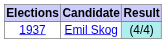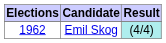(33, 30) 1937 -> (33, 30) 1962
